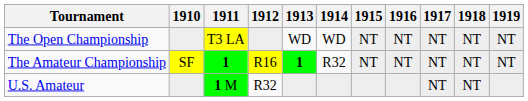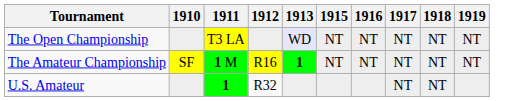- column: (334, 16)
(300, 39) no background -> (300, 39) lavender background
(226, 62) 1 -> (226, 62) 1 M
(226, 85) 1 M -> (226, 85) 1
